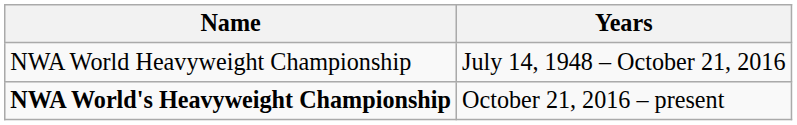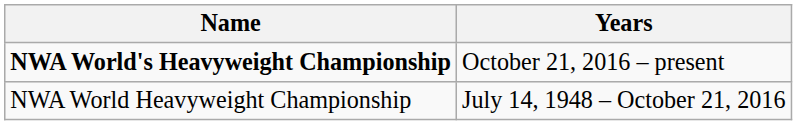rows swapped: (211, 61) <-> (231, 100)
